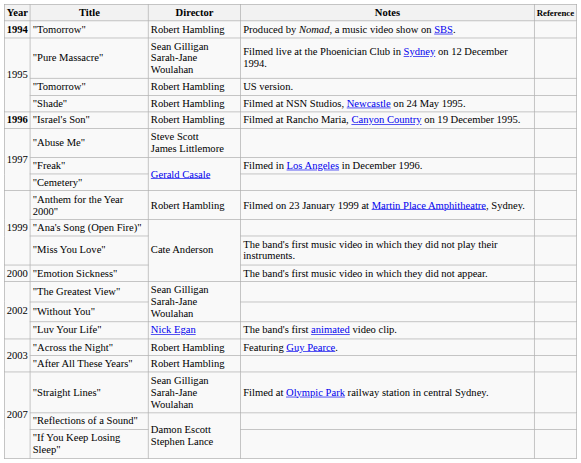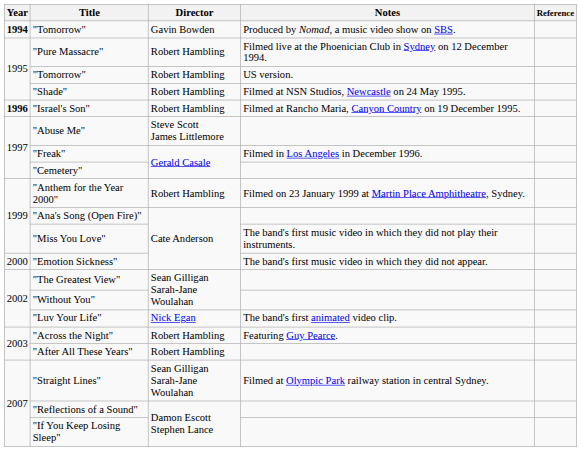(188, 29) Robert Hambling -> (183, 29) Gavin Bowden
(180, 58) Sean Gilligan Sarah-Jane Woulahan -> (188, 52) Robert Hambling
